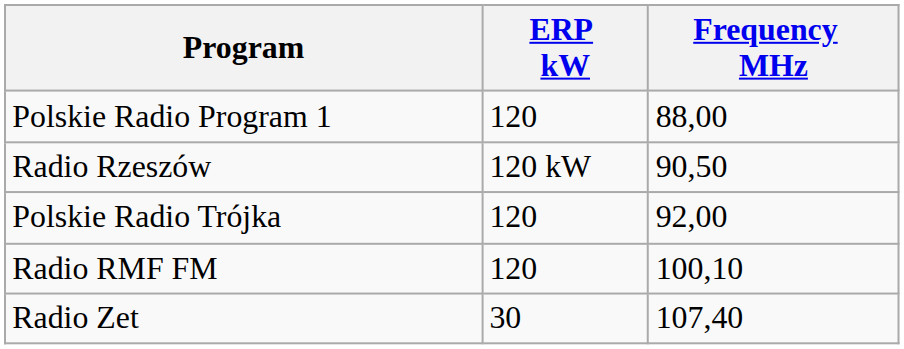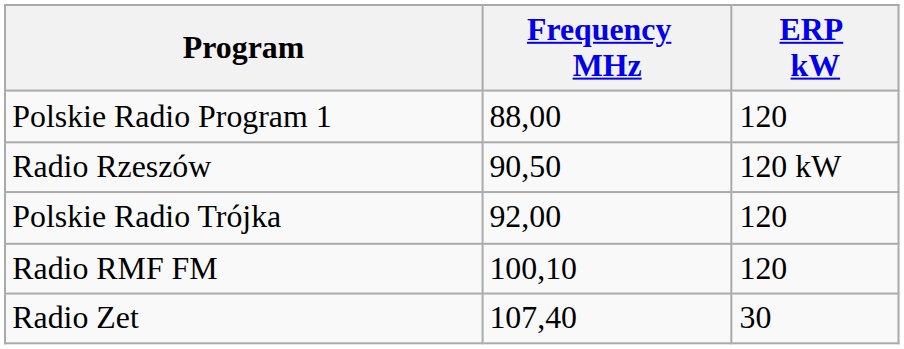columns swapped: (773, 47) <-> (565, 47)
